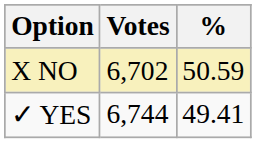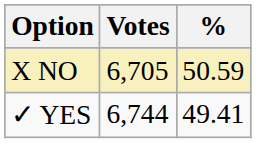(137, 69) 6,702 -> (137, 69) 6,705
